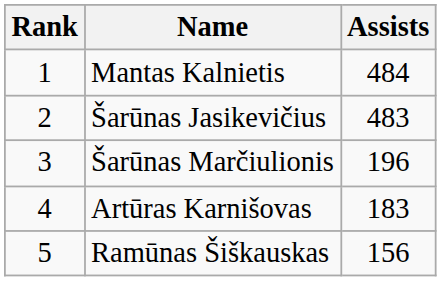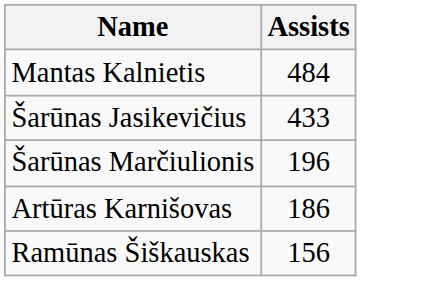- column: (45, 27)
(388, 117) 483 -> (309, 117) 433
(388, 207) 183 -> (309, 207) 186
